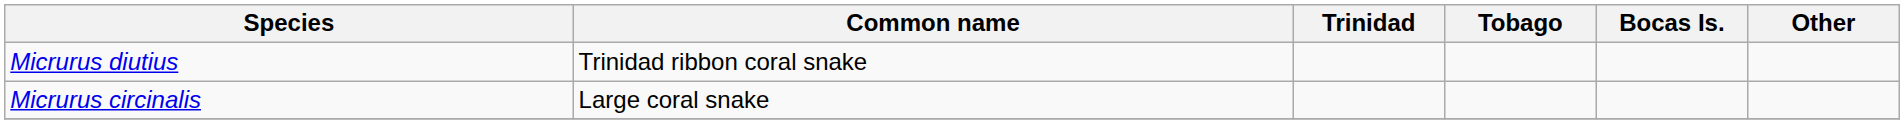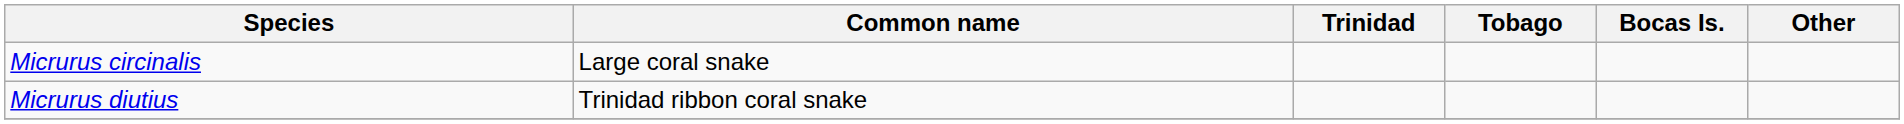rows swapped: (94, 61) <-> (106, 99)
